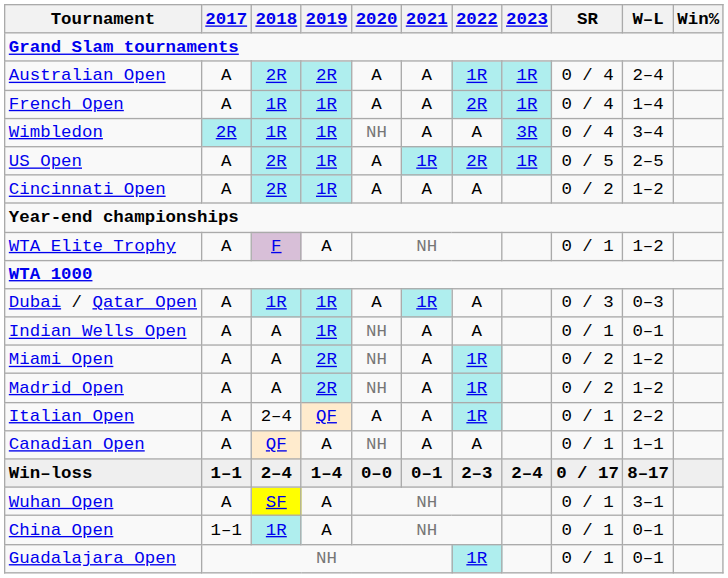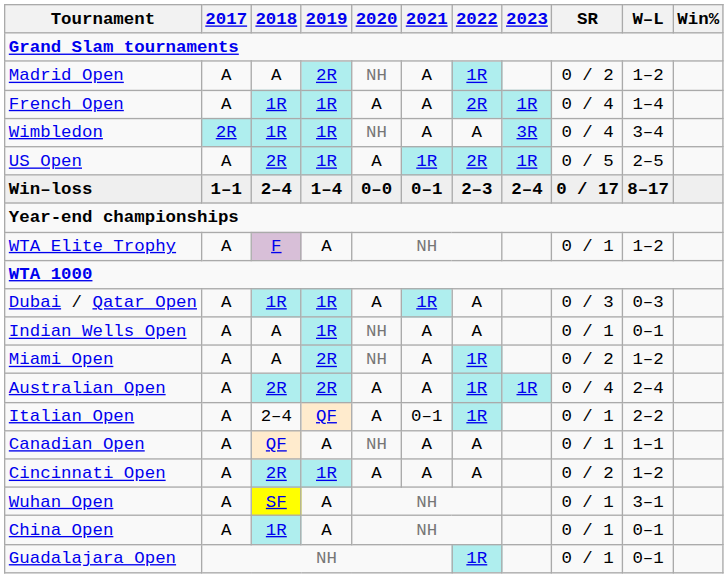rows swapped: (87, 76) <-> (66, 388)
rows swapped: (51, 473) <-> (87, 189)
(427, 416) A -> (427, 416) 0–1
(226, 530) 1–1 -> (226, 530) A
